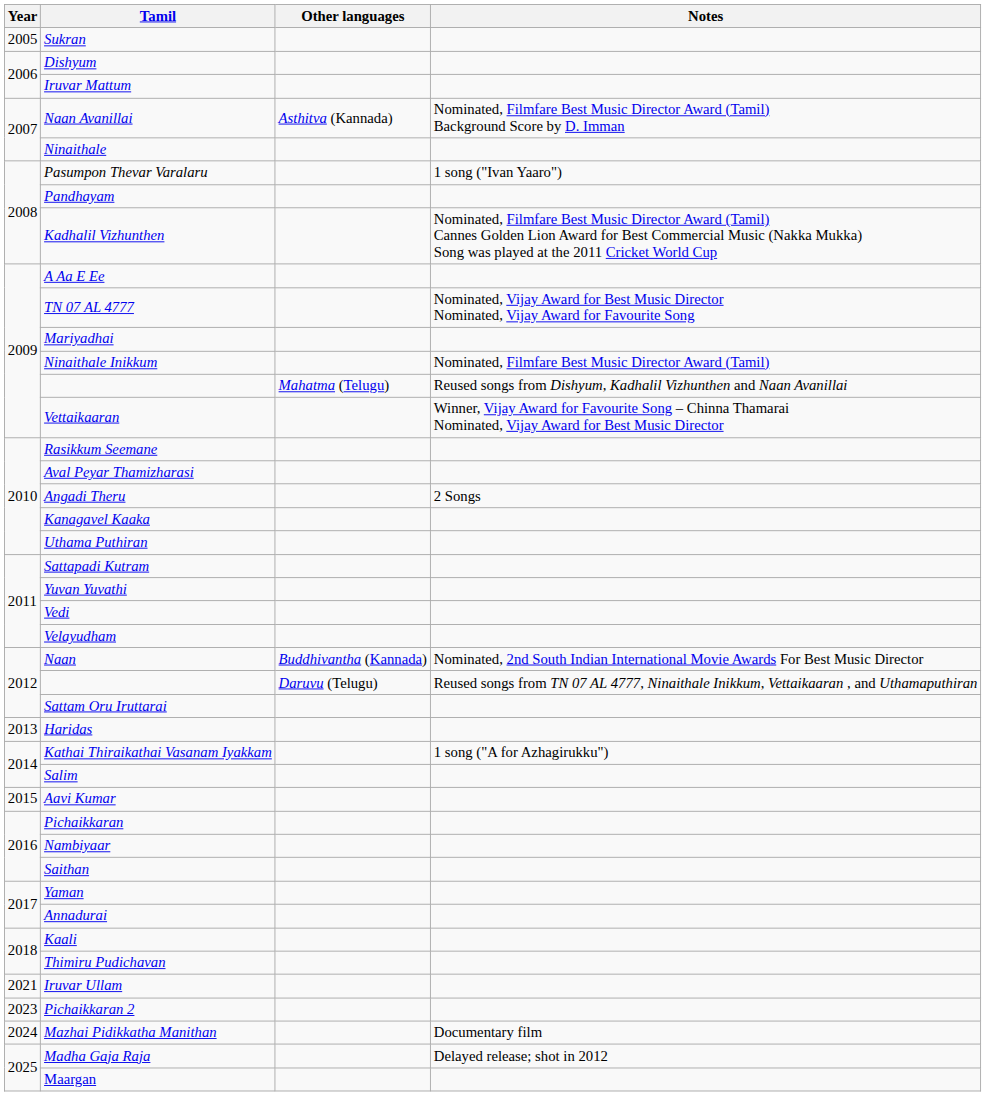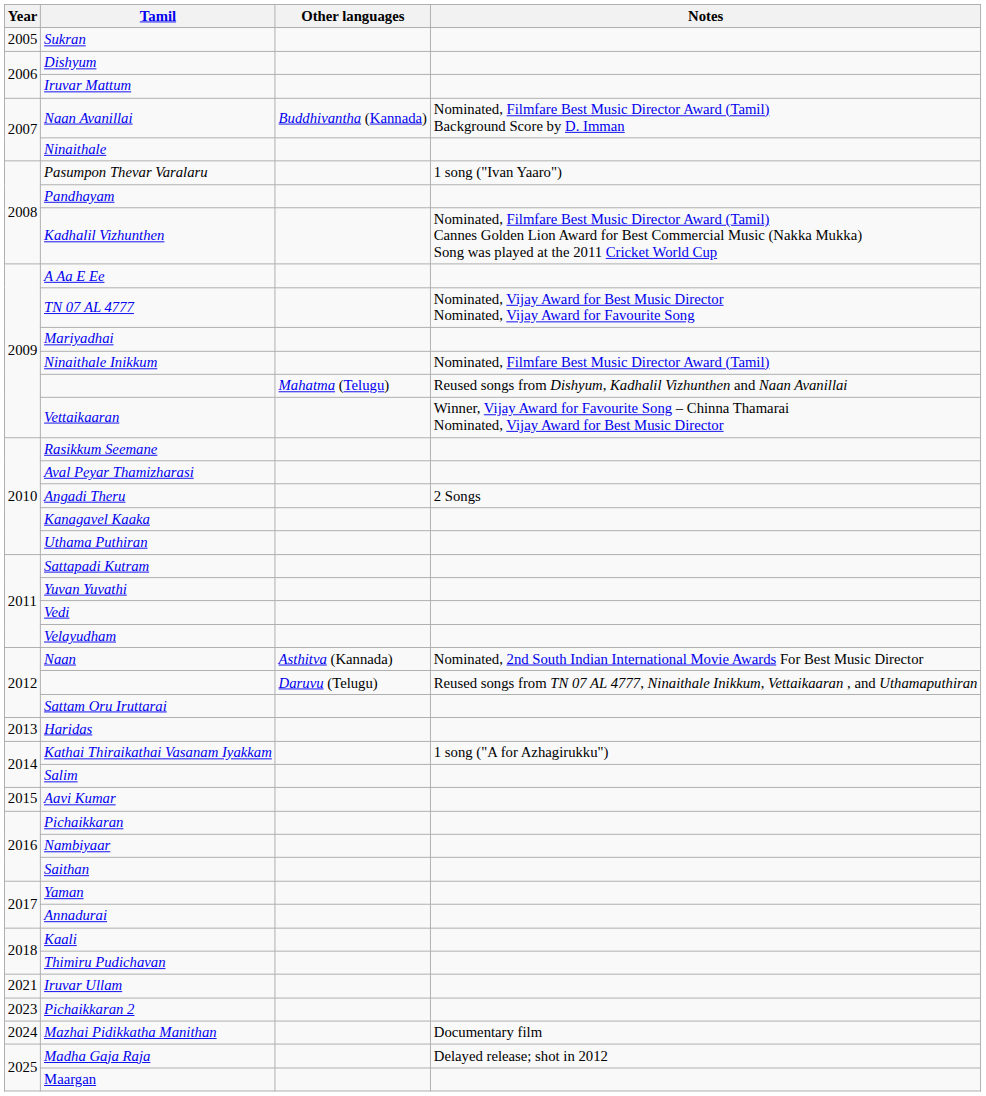(336, 117) Asthitva (Kannada) -> (353, 117) Buddhivantha (Kannada)
(353, 659) Buddhivantha (Kannada) -> (336, 659) Asthitva (Kannada)
